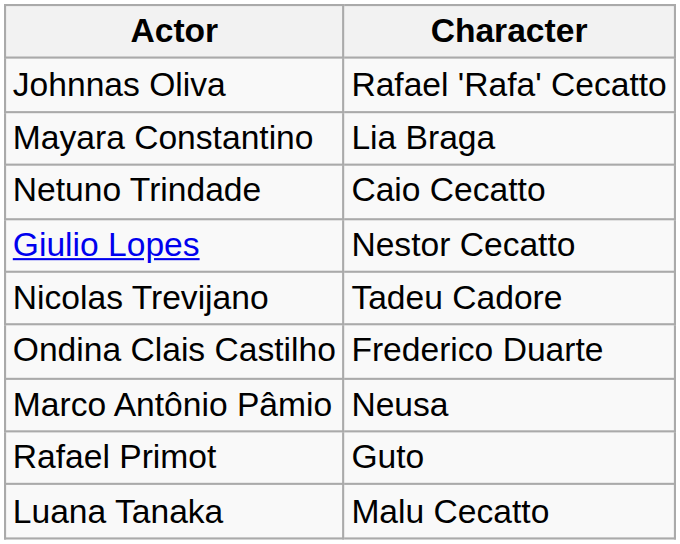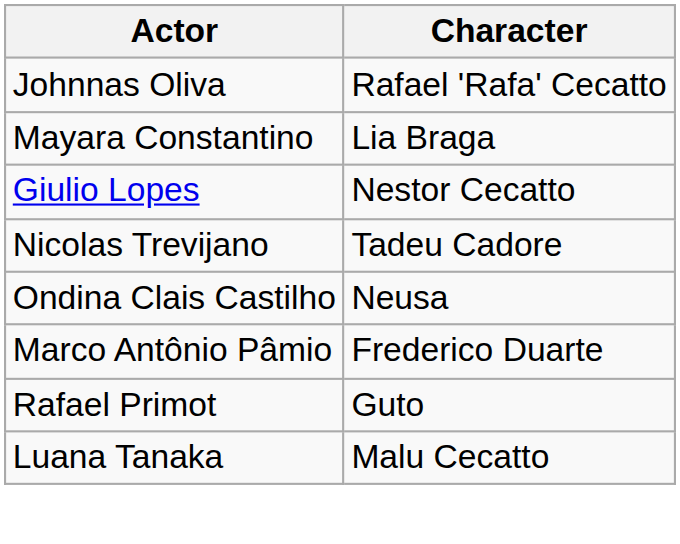- row: (137, 191)
(477, 350) Frederico Duarte -> (400, 297) Neusa
(400, 404) Neusa -> (477, 350) Frederico Duarte
